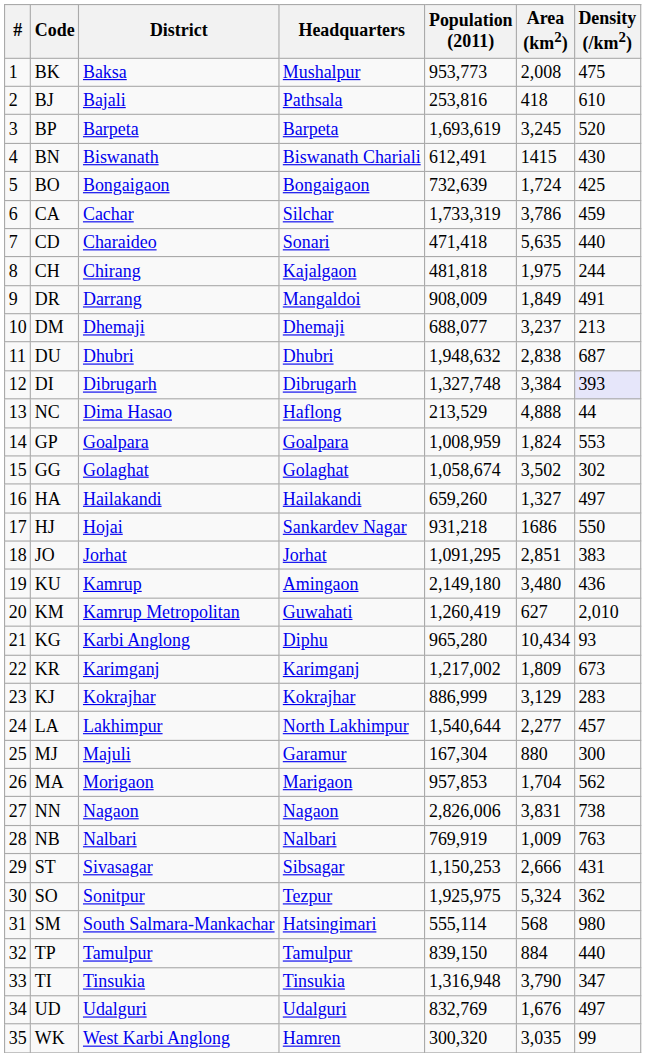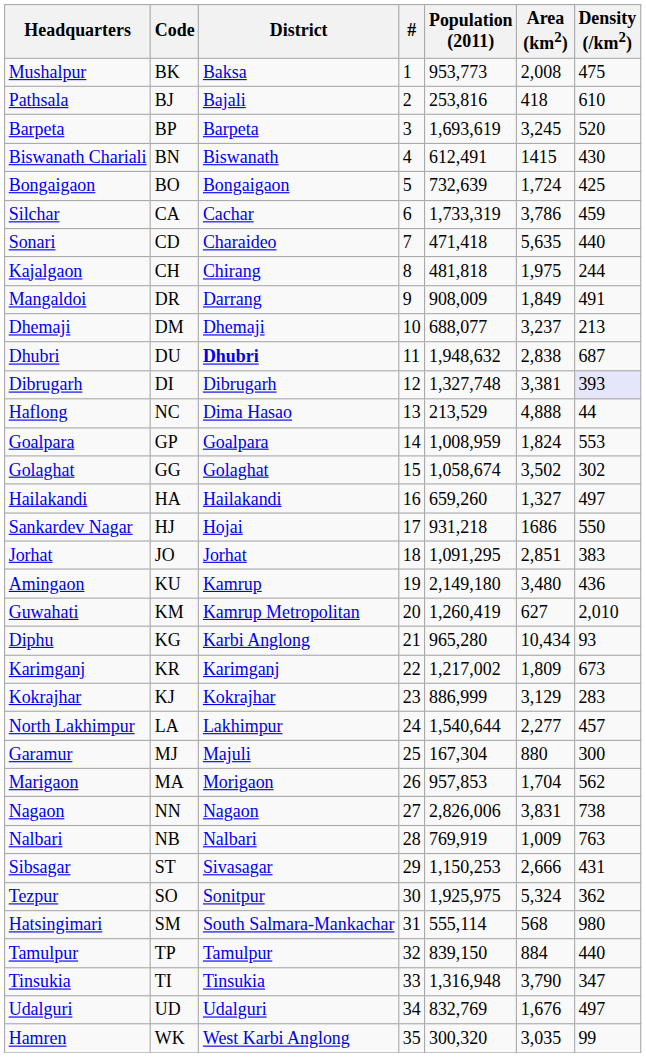columns swapped: (18, 31) <-> (352, 31)
(108, 356) normal -> (231, 356) bold
(541, 384) 3,384 -> (541, 384) 3,381
